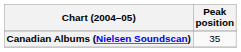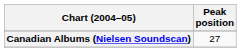(215, 39) 35 -> (215, 39) 27
